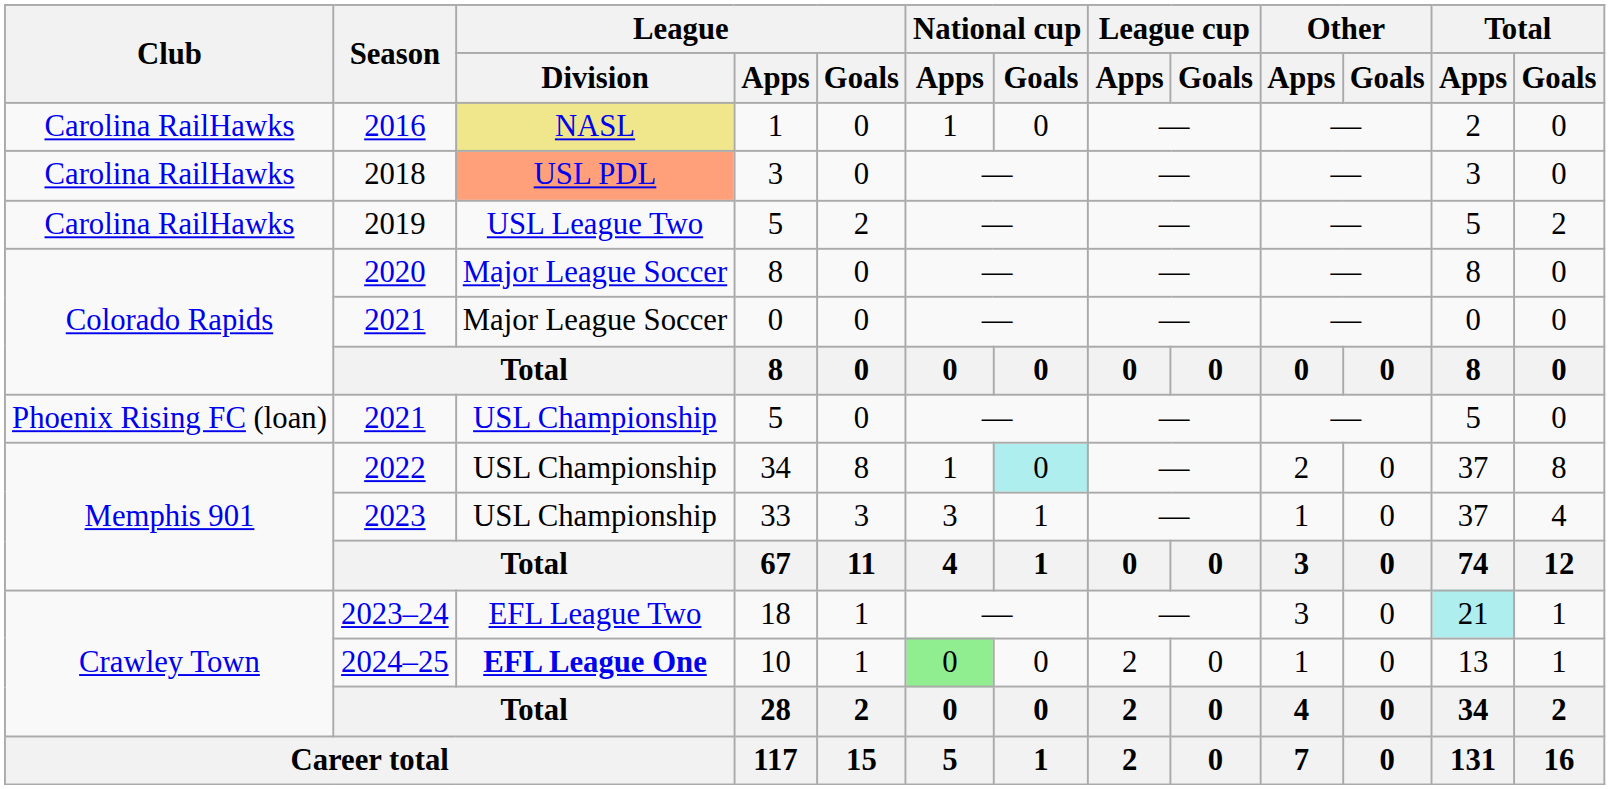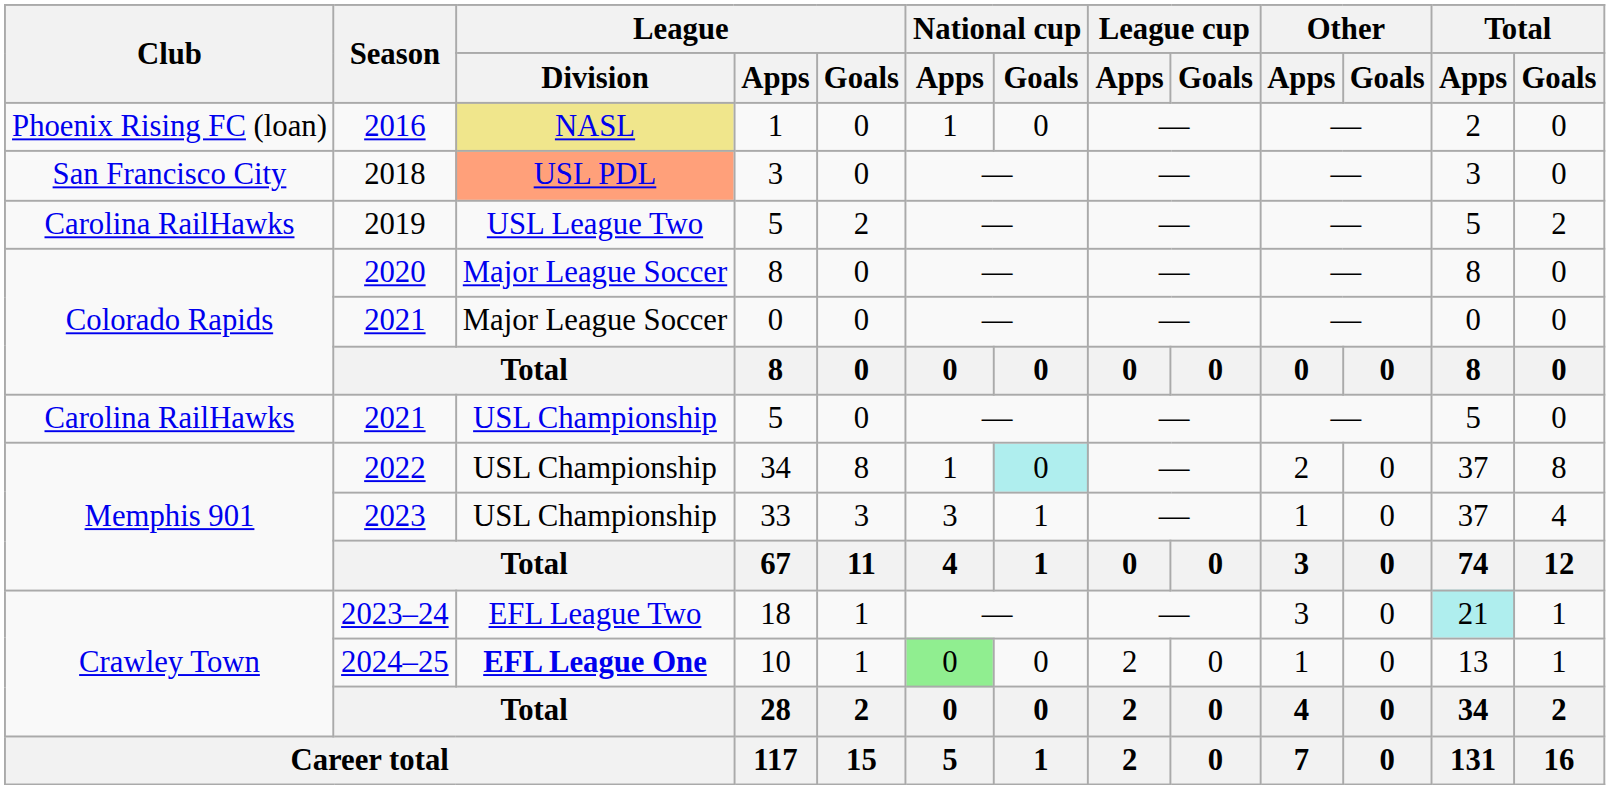(169, 126) Carolina RailHawks -> (169, 126) Phoenix Rising FC (loan)
(169, 175) Carolina RailHawks -> (169, 175) San Francisco City
(169, 418) Phoenix Rising FC (loan) -> (169, 418) Carolina RailHawks
